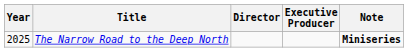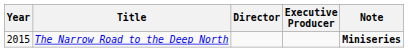(18, 39) 2025 -> (18, 39) 2015
